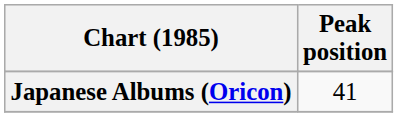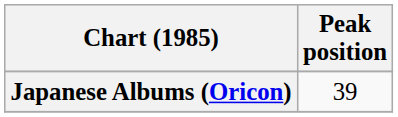(345, 91) 41 -> (345, 91) 39
